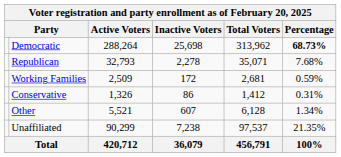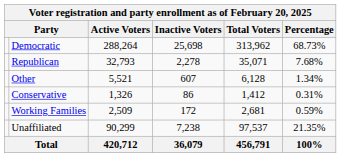(309, 45) bold -> (309, 45) normal
rows swapped: (49, 78) <-> (23, 111)
